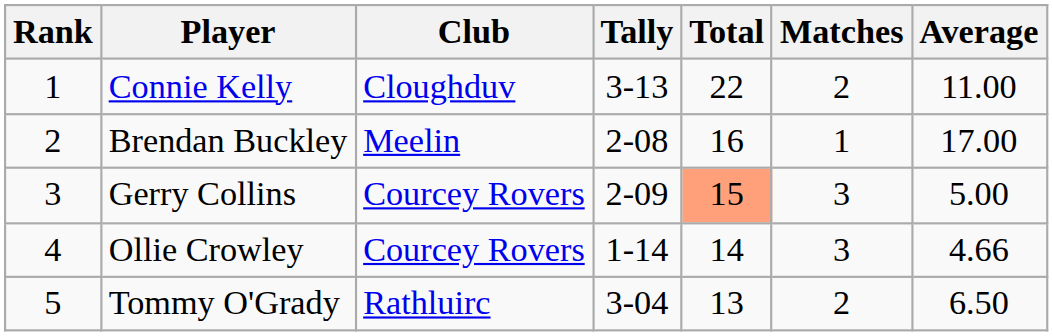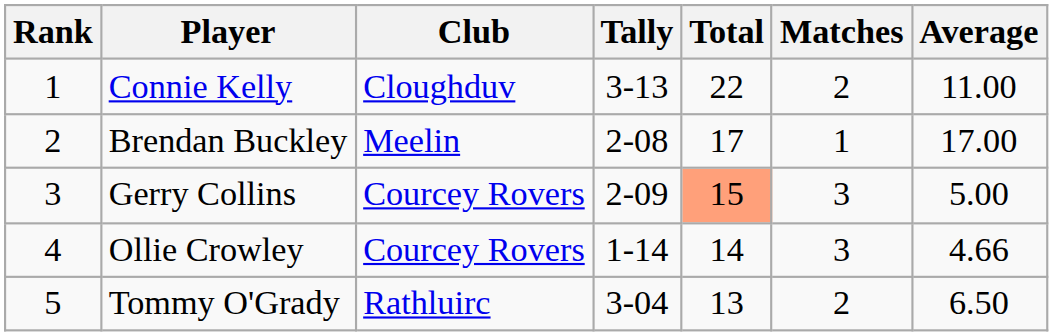(727, 140) 16 -> (727, 140) 17
